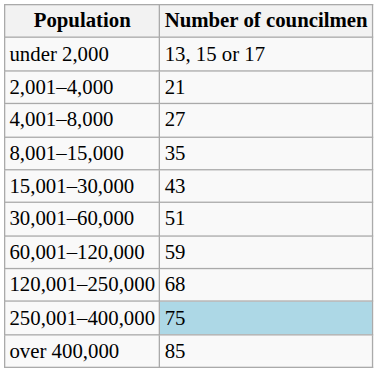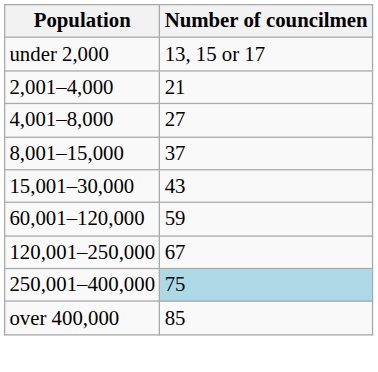(175, 152) 35 -> (175, 152) 37
- row: (72, 218)
(175, 284) 68 -> (175, 251) 67
